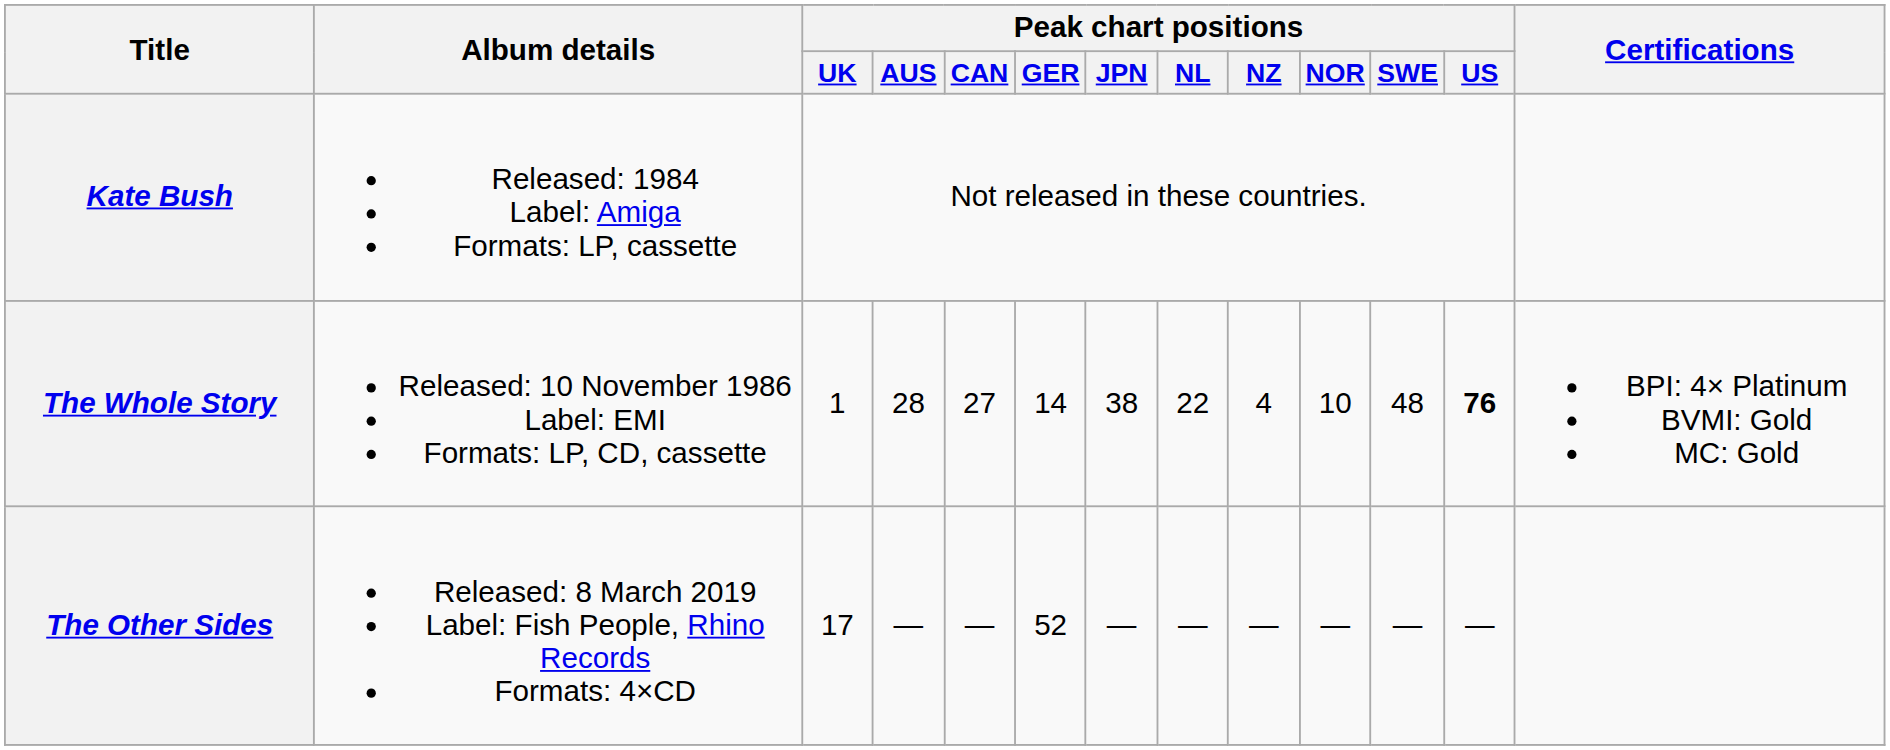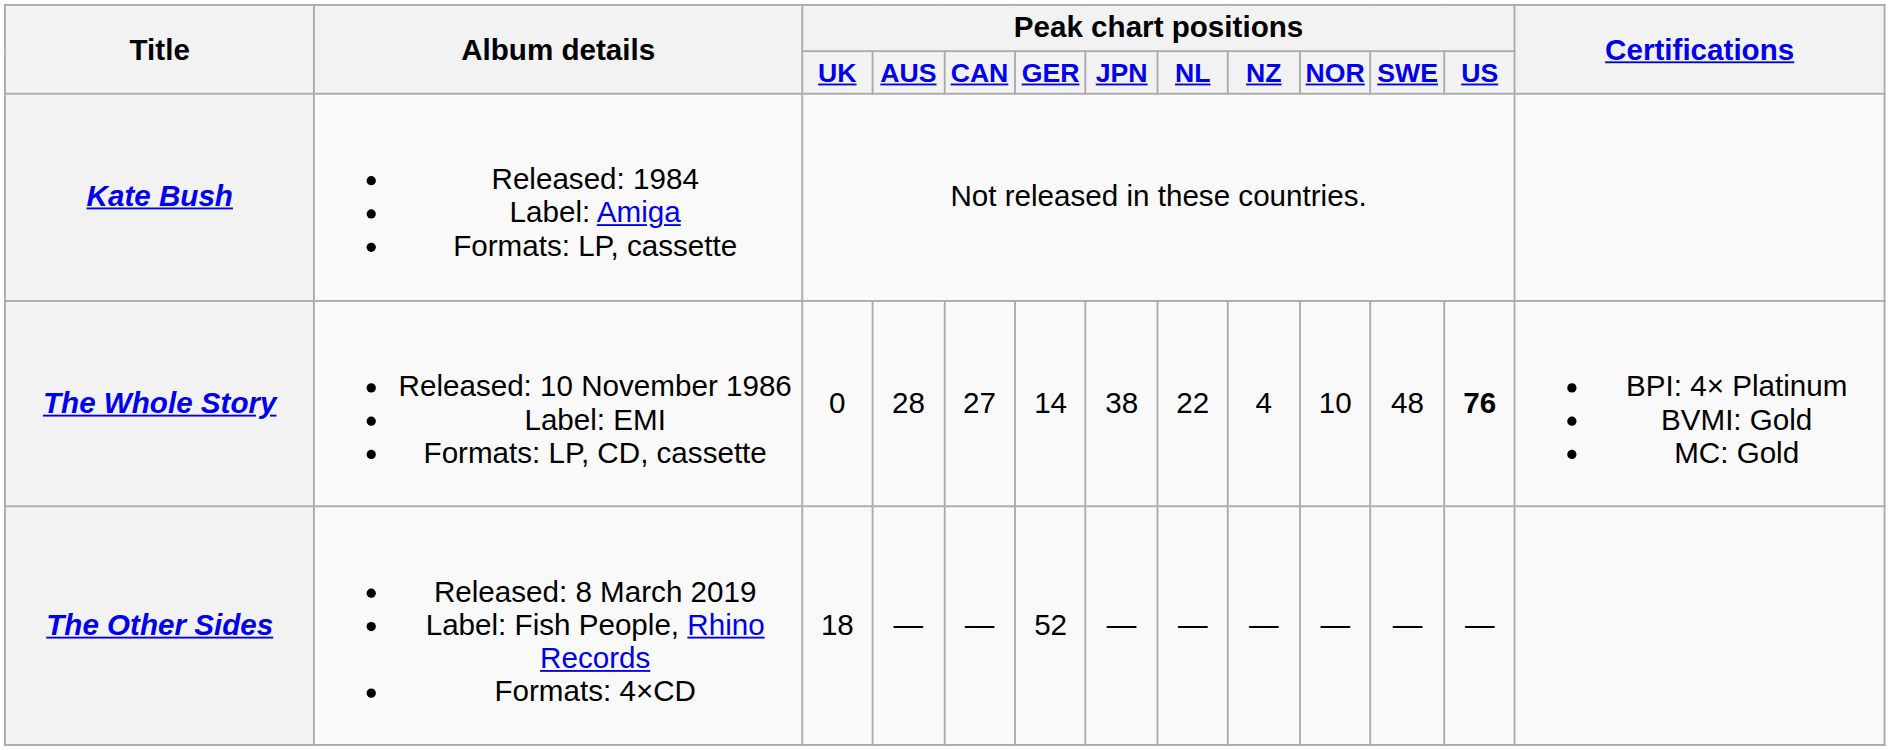(837, 402) 1 -> (837, 402) 0
(837, 625) 17 -> (837, 625) 18
